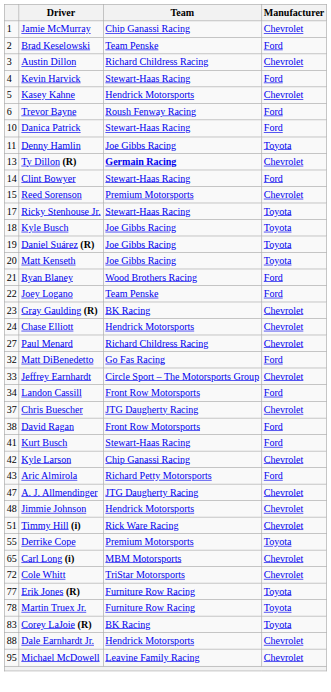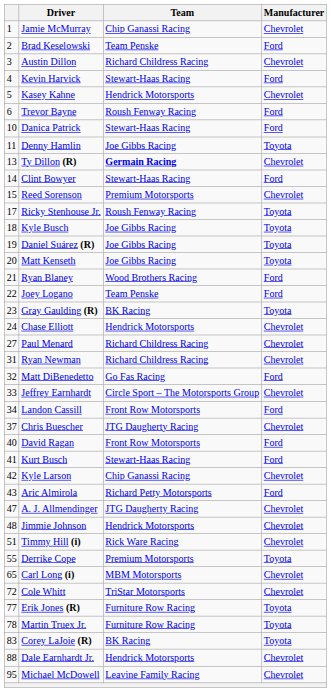(148, 211) Stewart-Haas Racing -> (151, 211) Roush Fenway Racing
(284, 310) Chevrolet -> (278, 310) Toyota
+ row: (51, 360)
(12, 426) 38 -> (12, 443) 40
